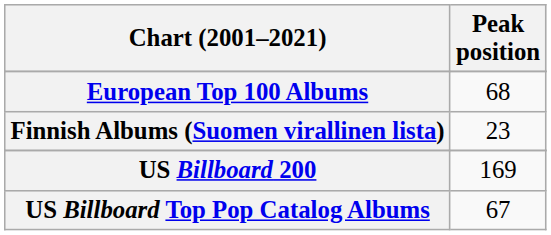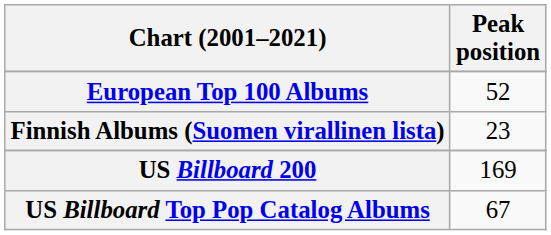(498, 91) 68 -> (498, 91) 52
